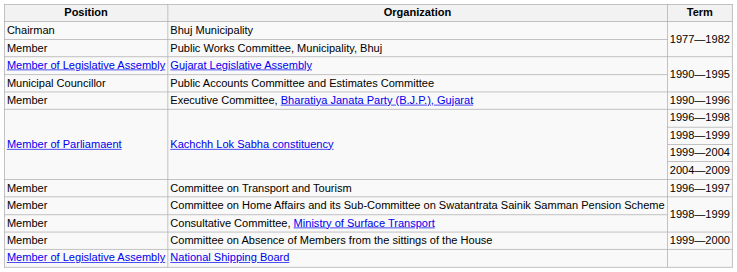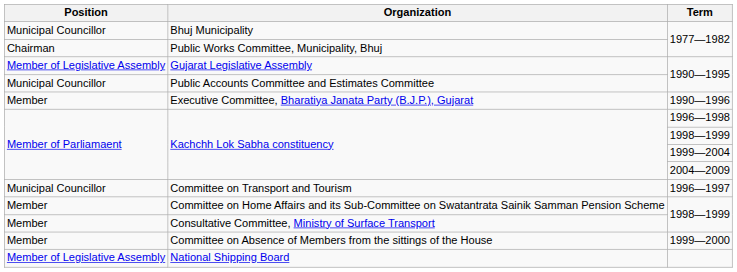(31, 30) Chairman -> (56, 30) Municipal Councillor
(27, 48) Member -> (31, 48) Chairman
(27, 188) Member -> (56, 188) Municipal Councillor
